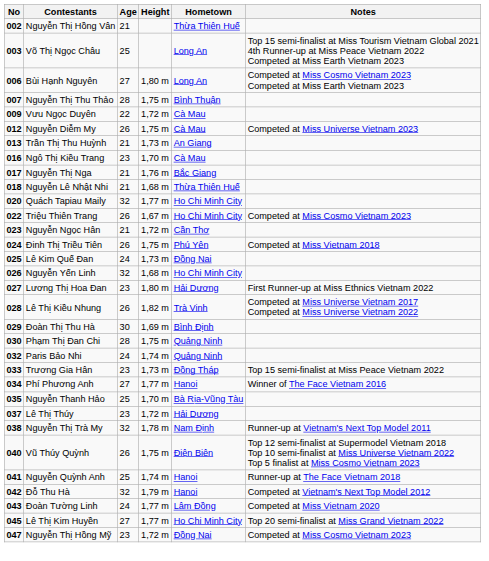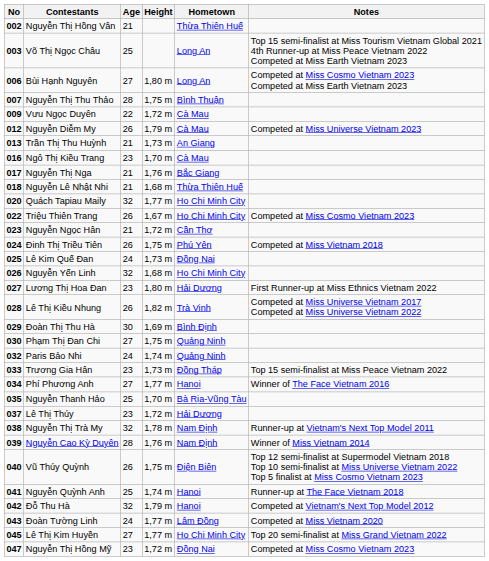(155, 129) 1,75 m -> (158, 129) 1,79 m
(125, 341) 28 -> (128, 341) 27
+ row: (72, 442)
